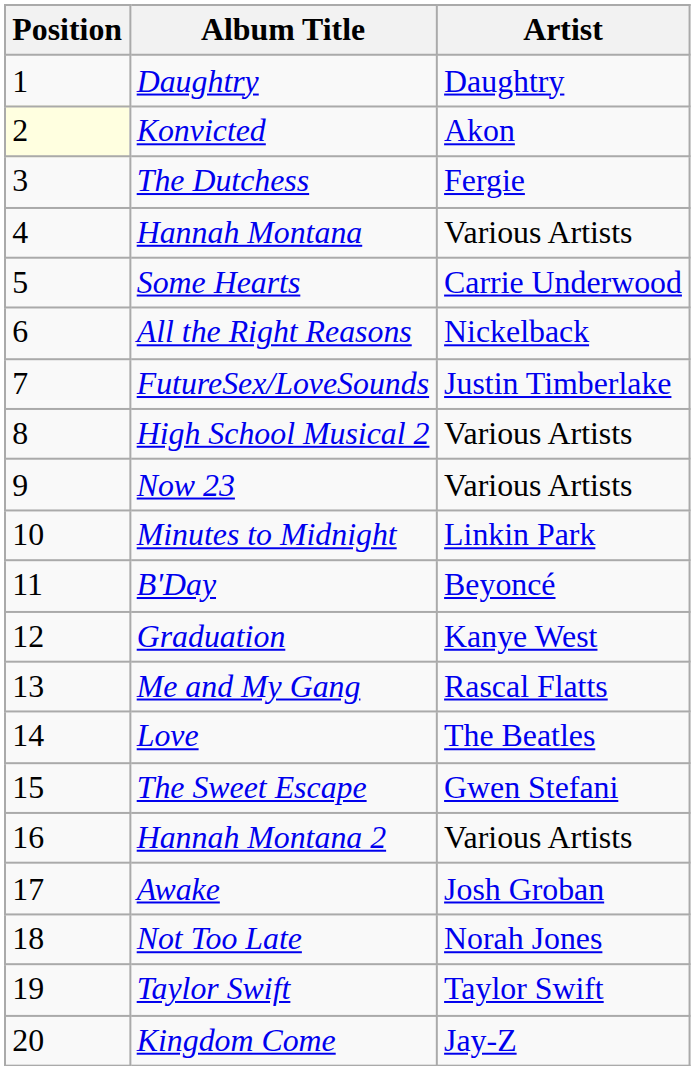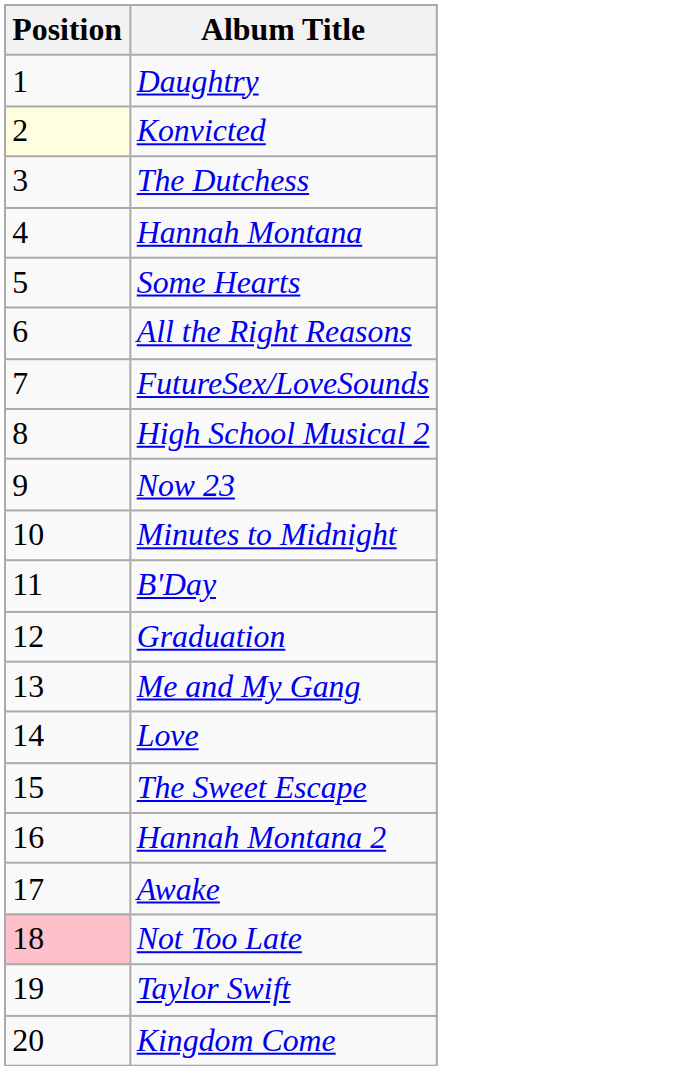- column: (563, 29)
(28, 938) no background -> (28, 938) pink background
